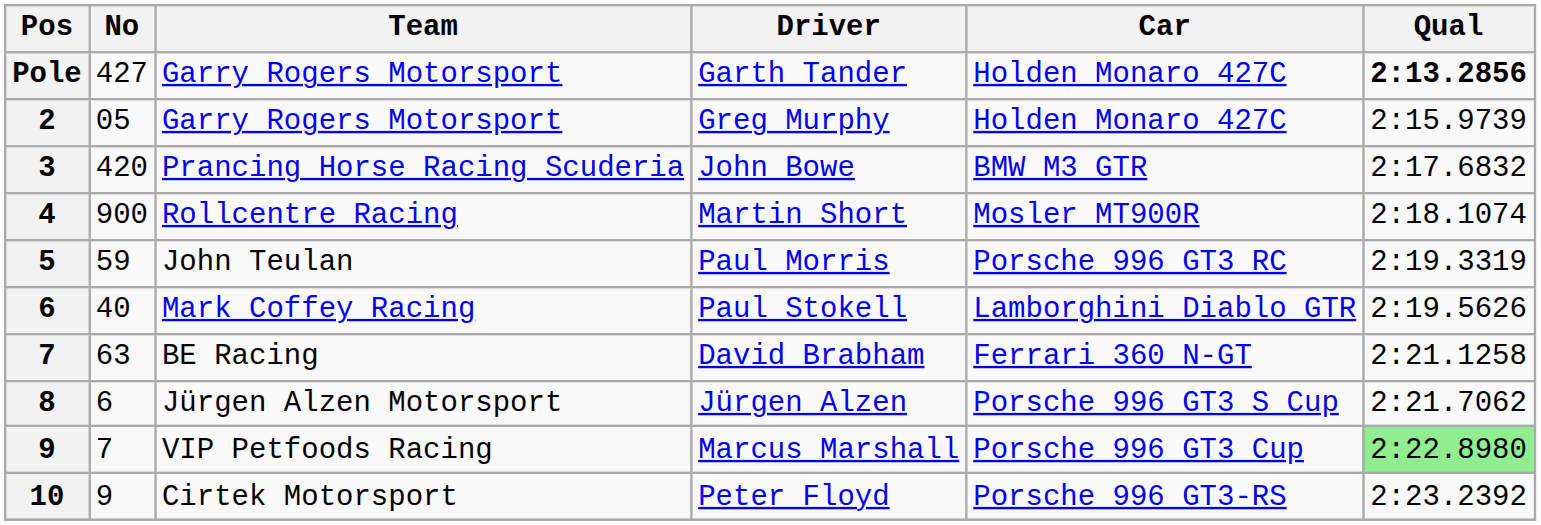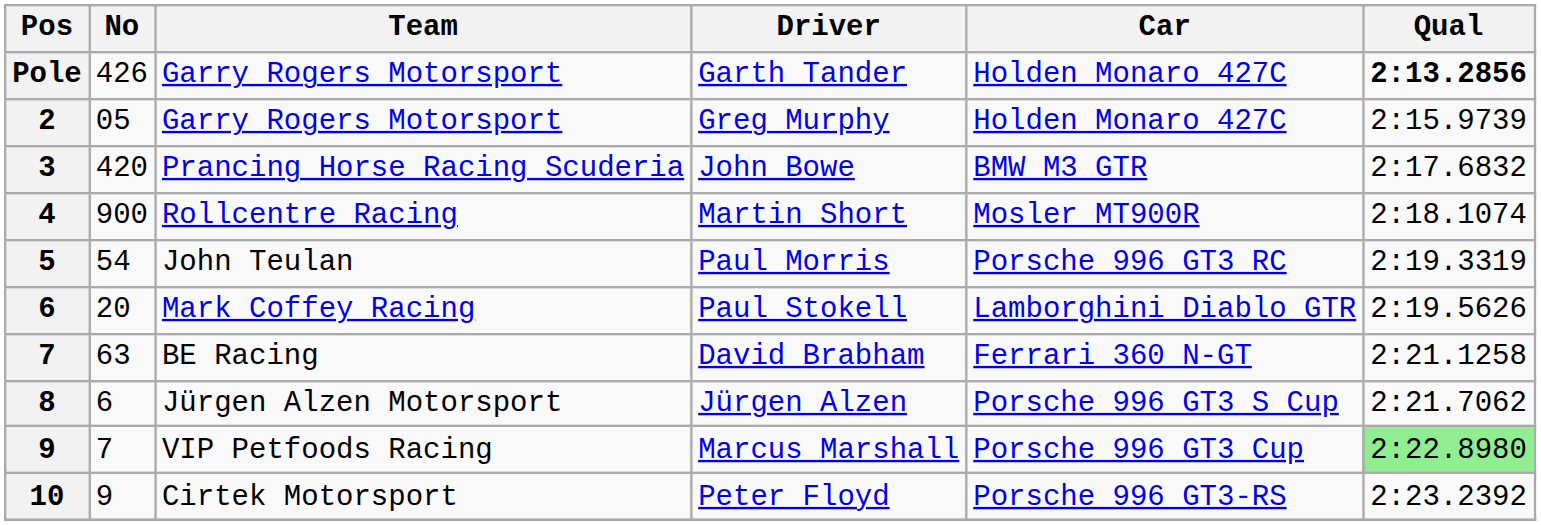(122, 76) 427 -> (122, 76) 426
(113, 263) 59 -> (113, 263) 54
(113, 310) 40 -> (113, 310) 20
